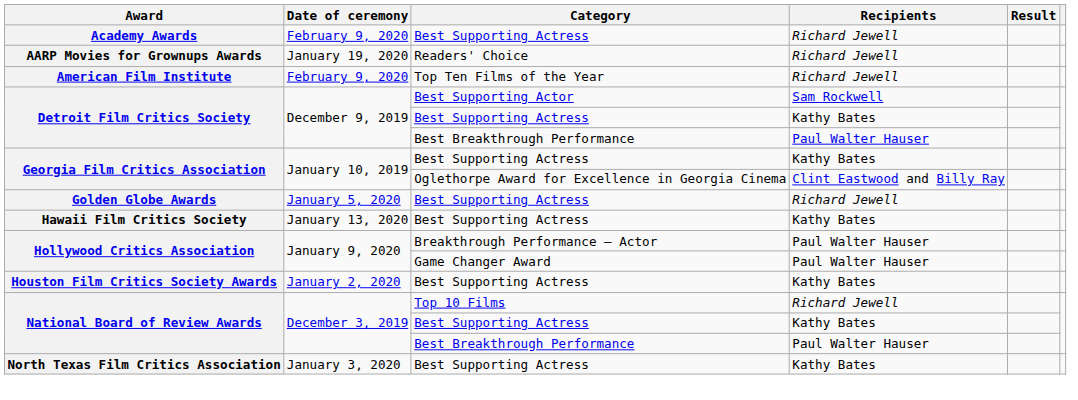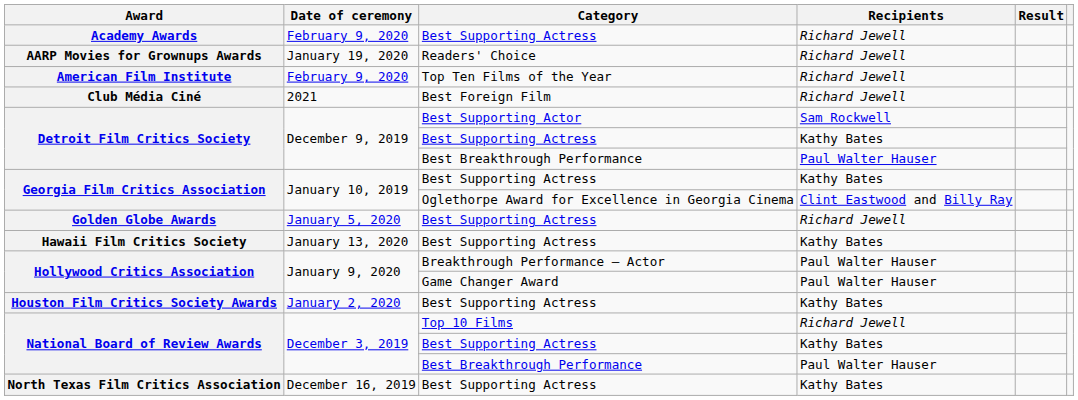+ row: (144, 97)
(344, 364) January 3, 2020 -> (351, 385) December 16, 2019
